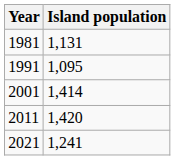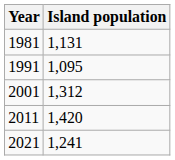(65, 92) 1,414 -> (65, 92) 1,312
